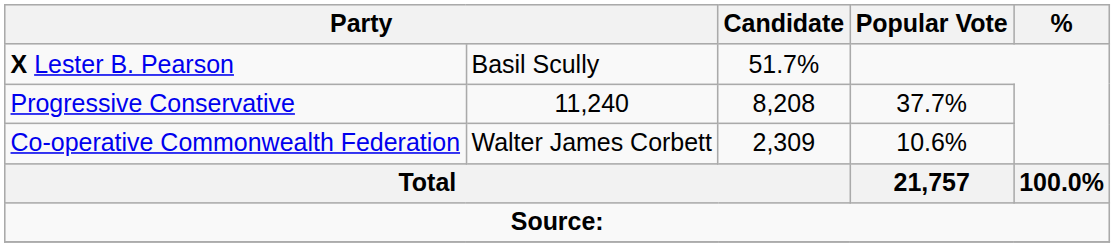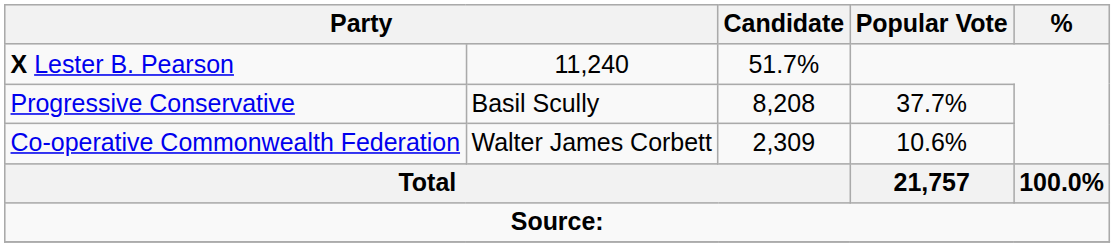(535, 63) Basil Scully -> (592, 63) 11,240
(592, 103) 11,240 -> (535, 103) Basil Scully
